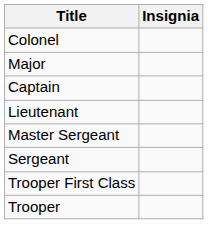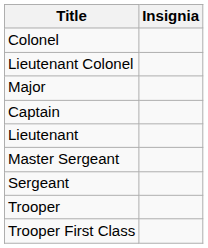+ row: (71, 64)
rows swapped: (72, 183) <-> (34, 207)
